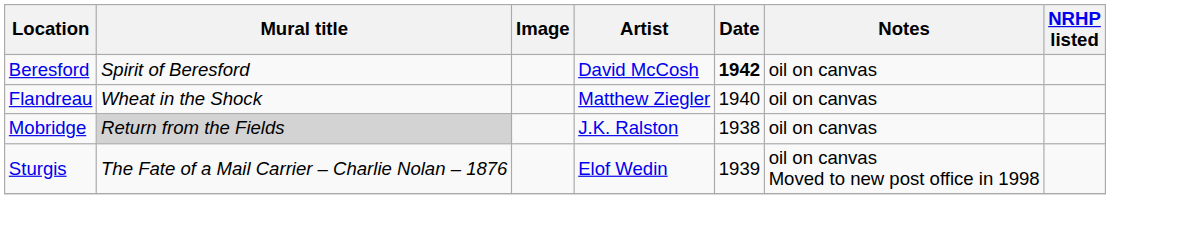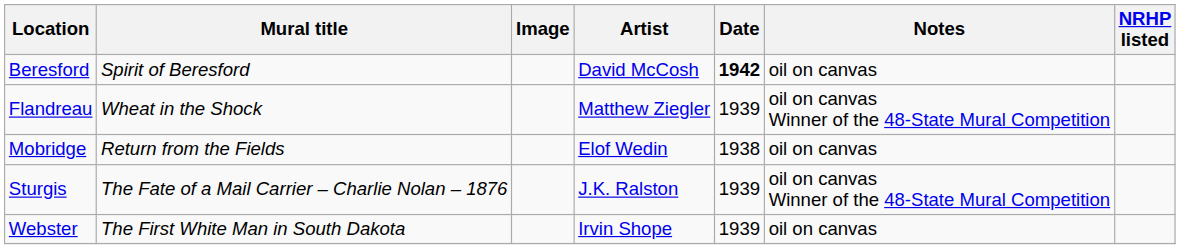(739, 98) 1940 -> (739, 109) 1939
(823, 98) oil on canvas -> (939, 109) oil on canvas Winner of the 48-State Mural Competition
(193, 128) lightgrey background -> (193, 149) no background
(628, 128) J.K. Ralston -> (623, 149) Elof Wedin
(623, 168) Elof Wedin -> (628, 189) J.K. Ralston
(904, 168) oil on canvas Moved to new post office in 1998 -> (939, 189) oil on canvas Winner of the 48-State Mural Competition
+ row: (43, 229)
